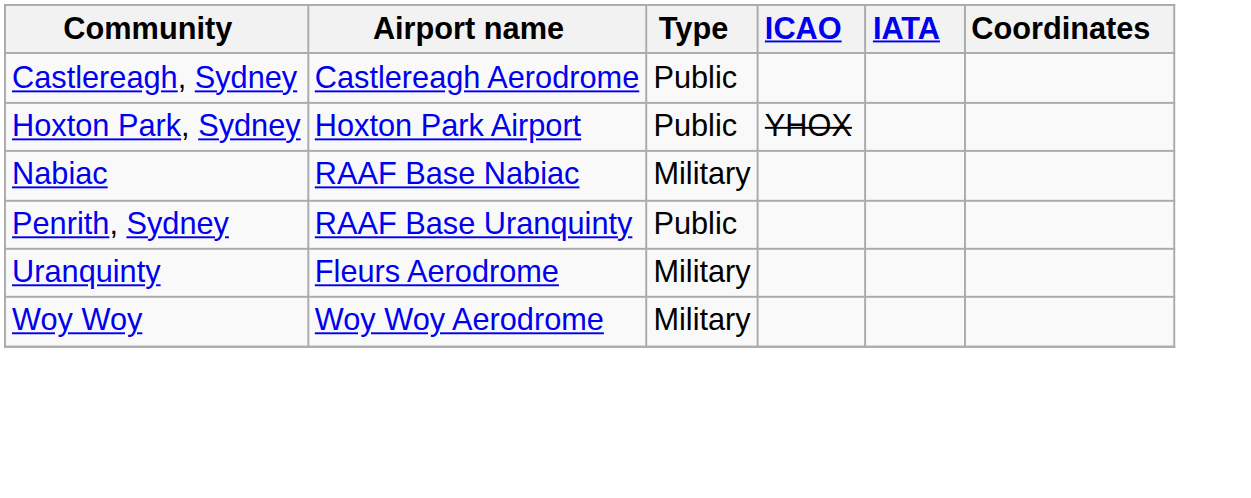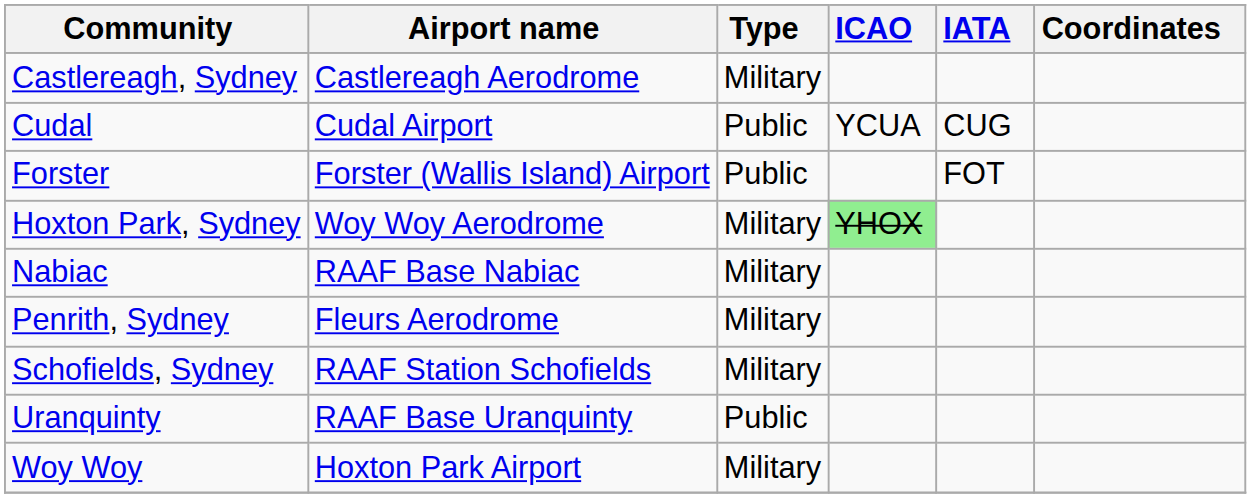(695, 77) Public -> (772, 77) Military
+ row: (52, 126)
+ row: (61, 175)
(448, 126) Hoxton Park Airport -> (459, 223) Woy Woy Aerodrome
(695, 126) Public -> (772, 223) Military
(808, 126) no background -> (879, 223) lightgreen background
(474, 223) RAAF Base Uranquinty -> (437, 321) Fleurs Aerodrome
(695, 223) Public -> (772, 321) Military
+ row: (143, 369)
(437, 272) Fleurs Aerodrome -> (474, 418) RAAF Base Uranquinty
(702, 272) Military -> (766, 418) Public
(459, 321) Woy Woy Aerodrome -> (448, 467) Hoxton Park Airport
